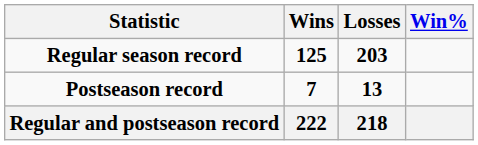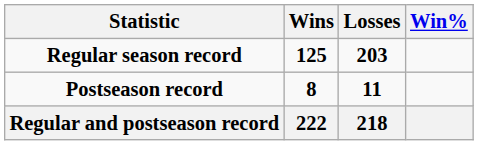(311, 89) 7 -> (311, 89) 8
(372, 89) 13 -> (372, 89) 11
